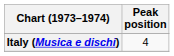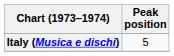(145, 42) 4 -> (145, 42) 5
